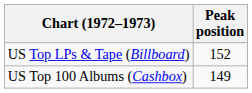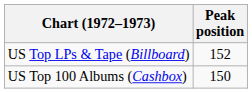(220, 76) 149 -> (220, 76) 150
